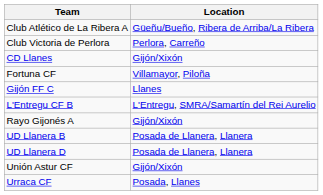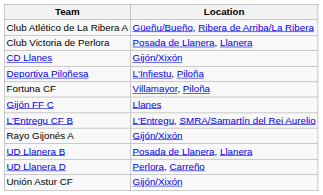(169, 43) Perlora, Carreño -> (193, 43) Posada de Llanera, Llanera
+ row: (48, 74)
(193, 151) Posada de Llanera, Llanera -> (169, 167) Perlora, Carreño
- row: (29, 182)
